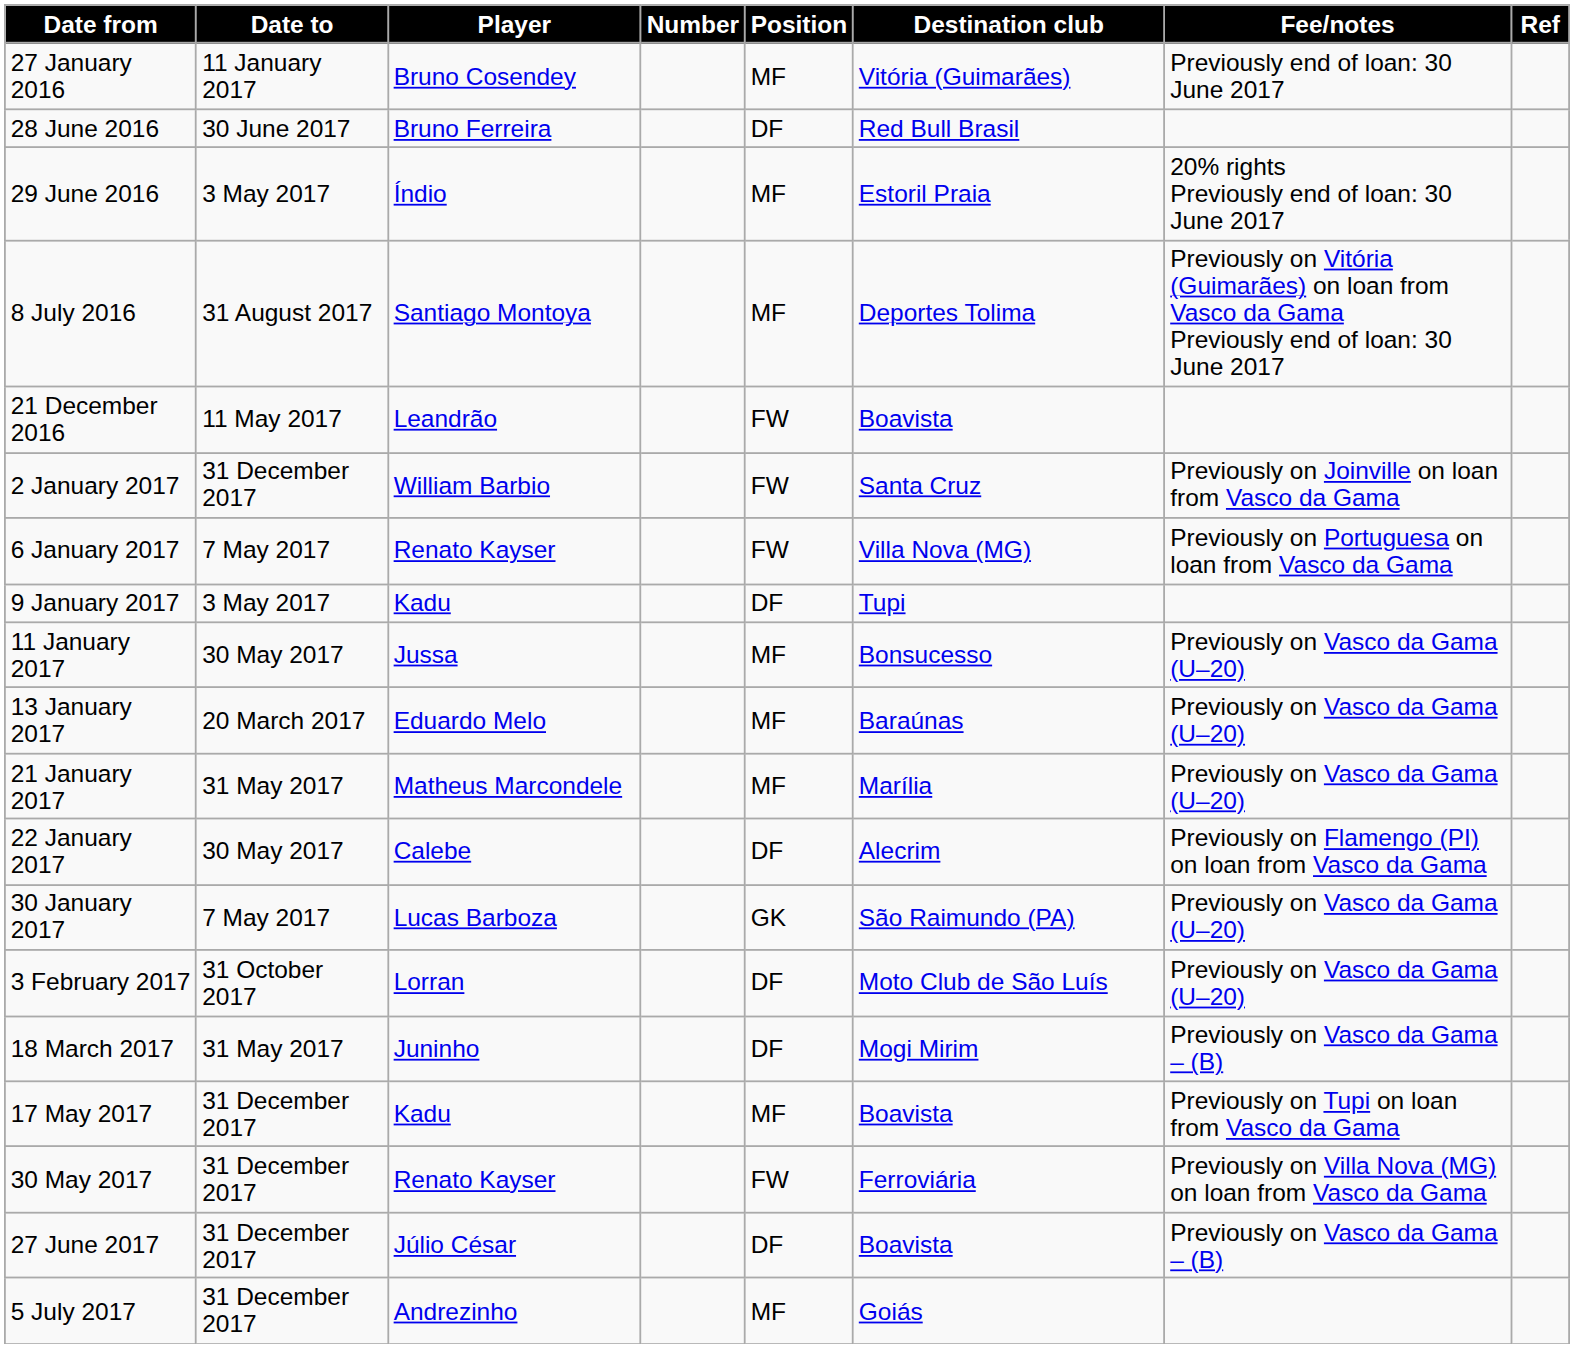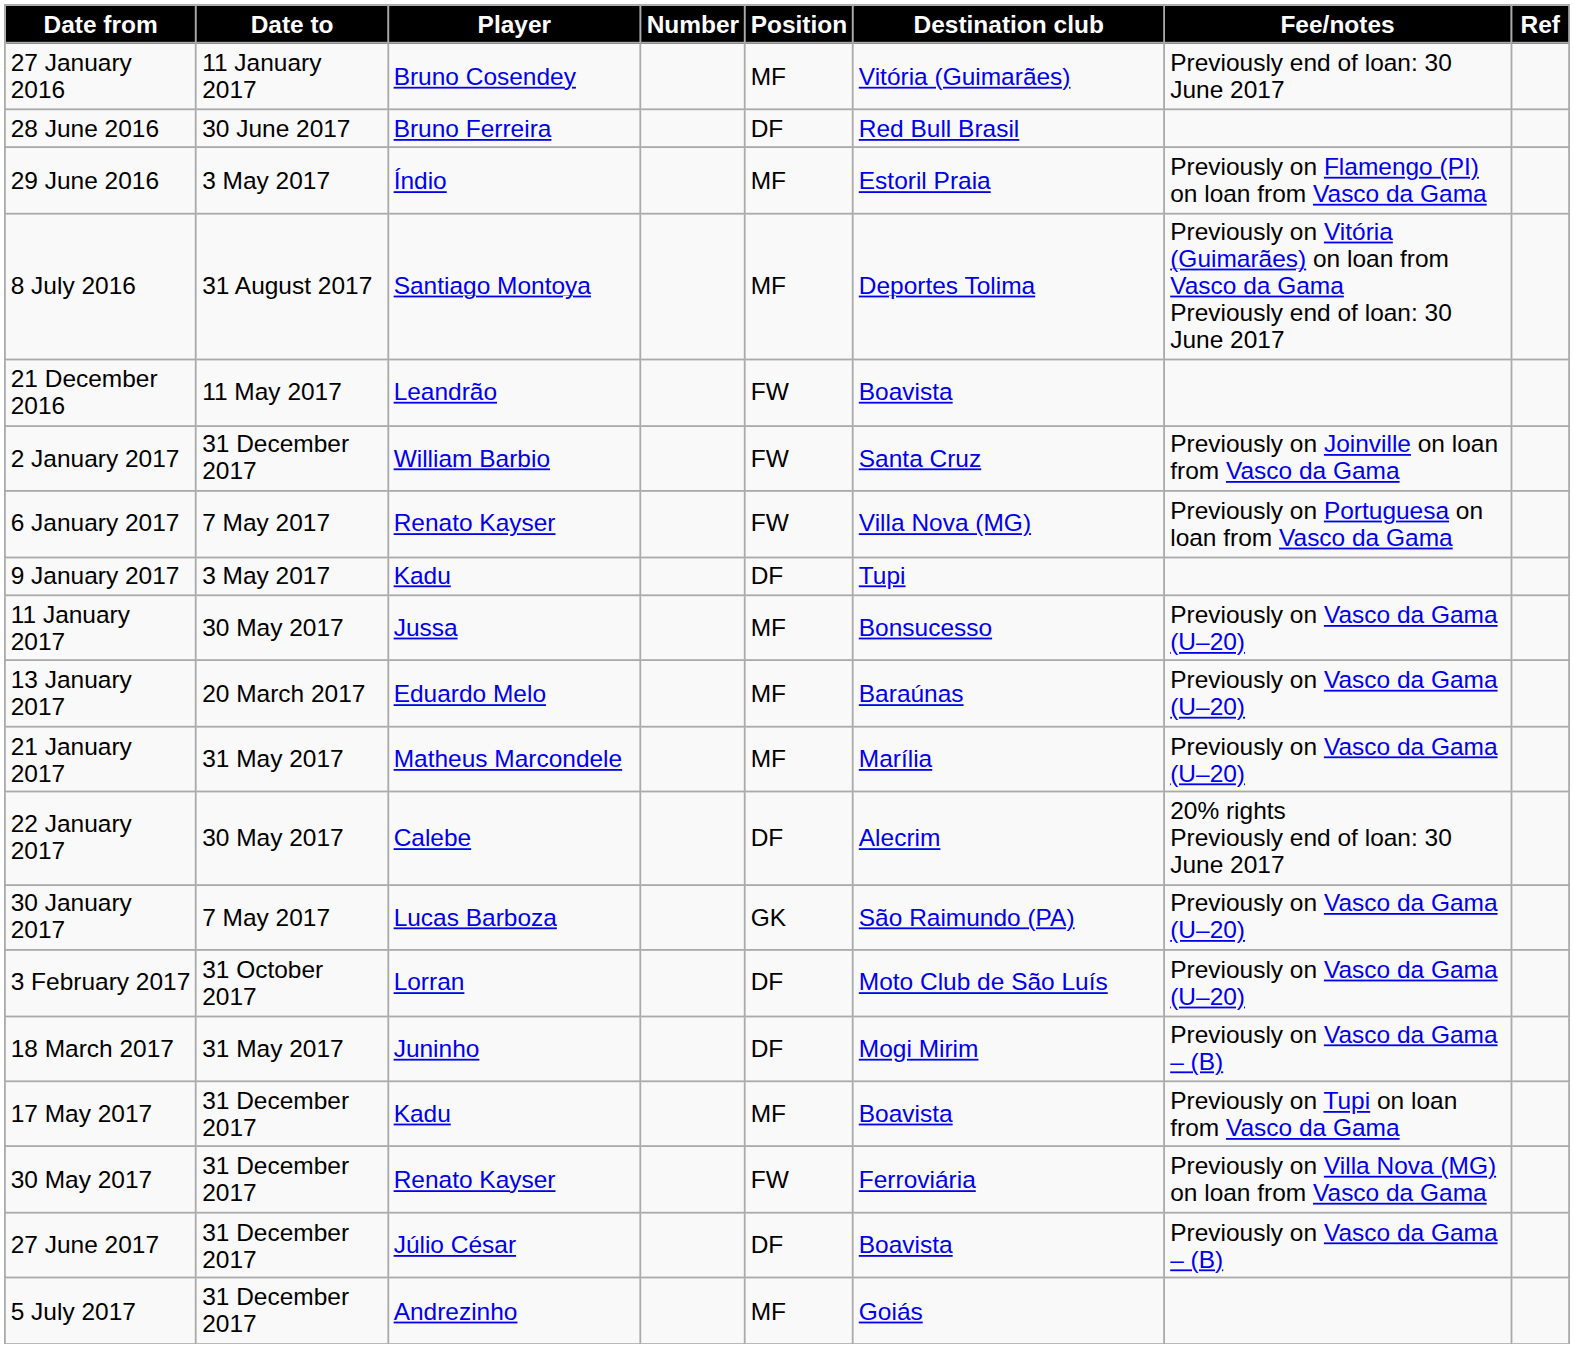(1311, 194) 20% rights Previously end of loan: 30 June 2017 -> (1328, 180) Previously on Flamengo (PI) on loan from Vasco da Gama
(1328, 851) Previously on Flamengo (PI) on loan from Vasco da Gama -> (1311, 838) 20% rights Previously end of loan: 30 June 2017
